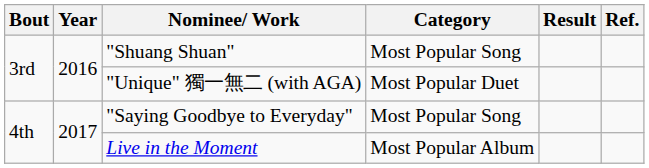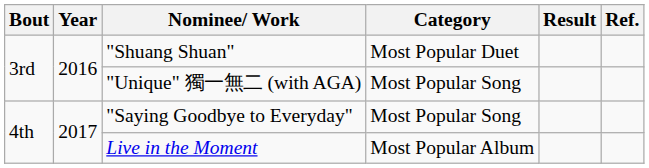(446, 50) Most Popular Song -> (445, 50) Most Popular Duet
(445, 83) Most Popular Duet -> (446, 83) Most Popular Song
